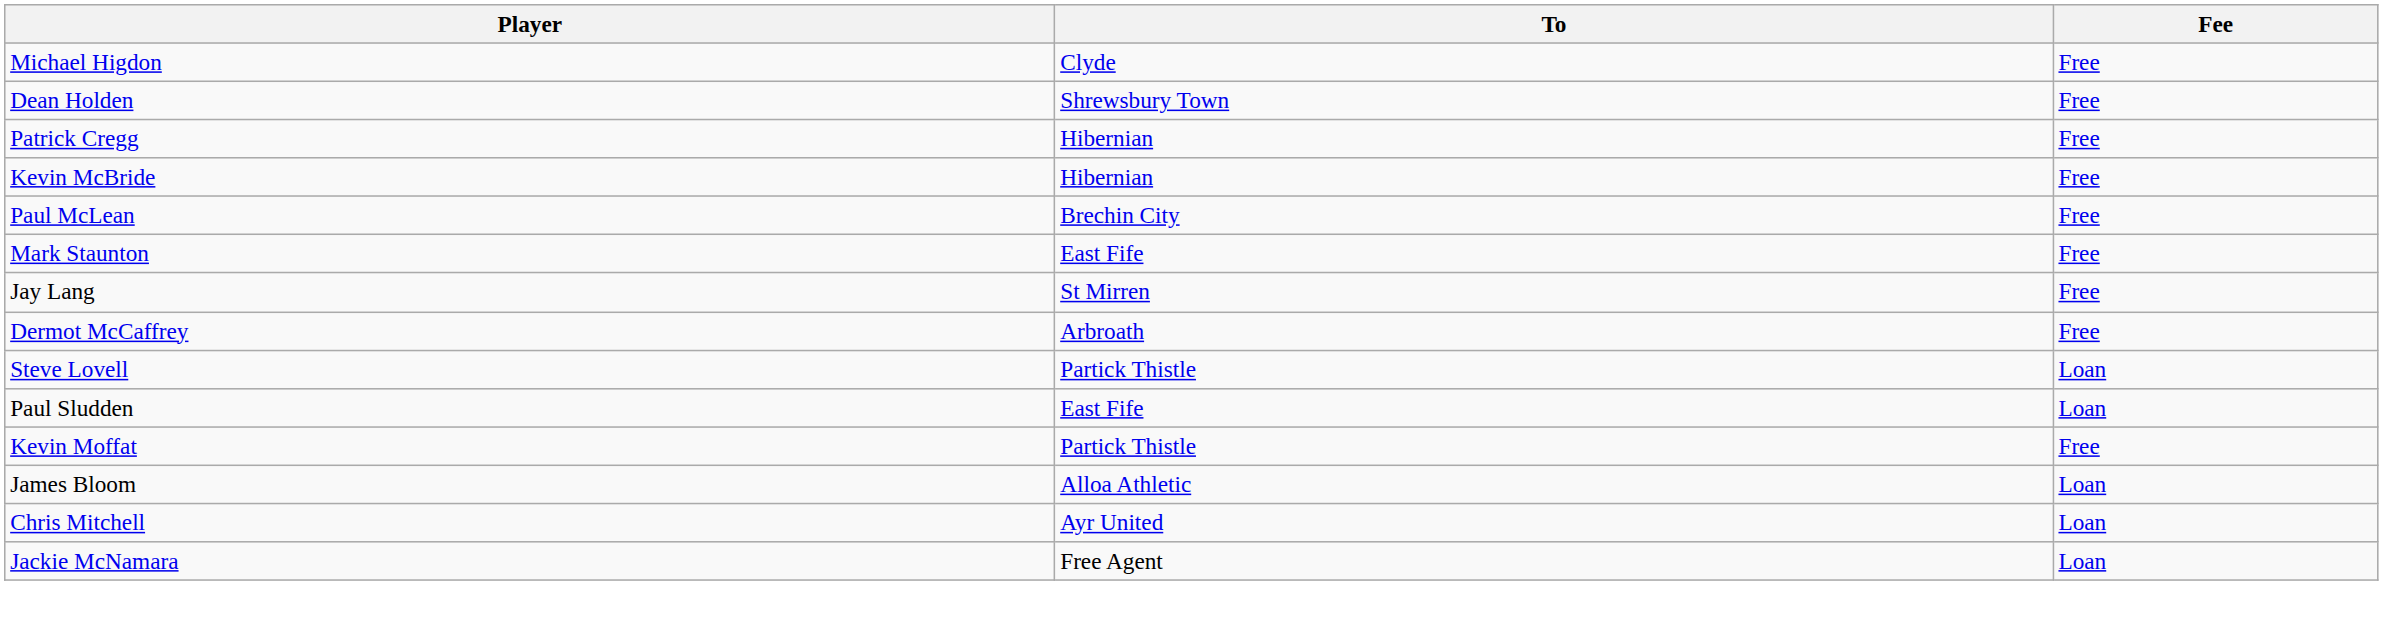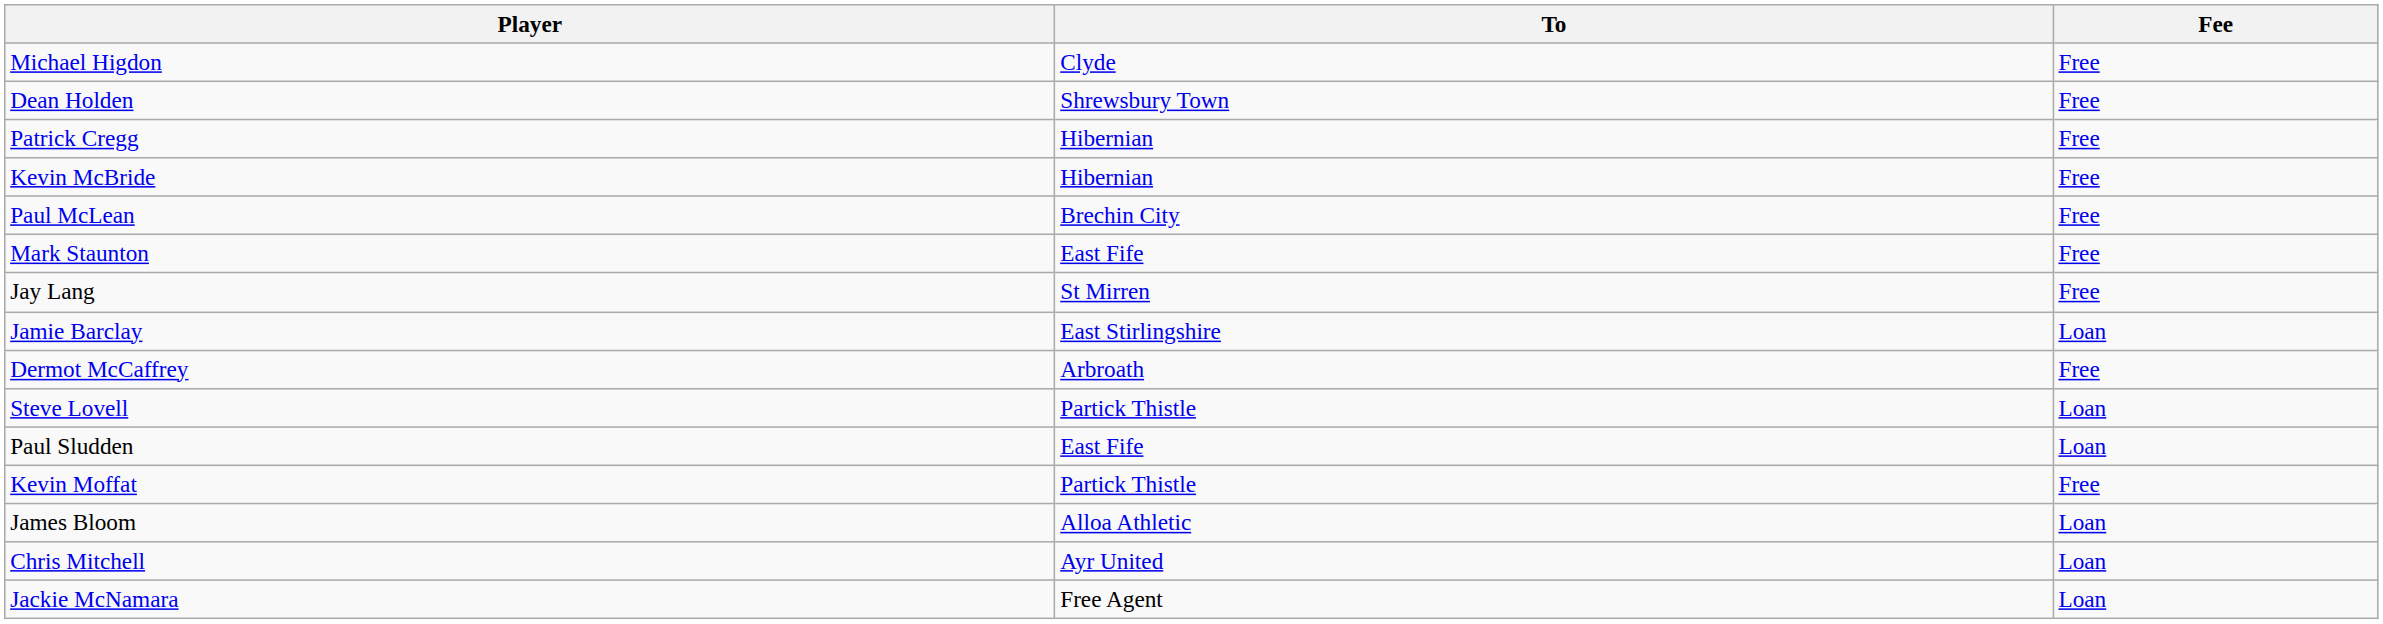+ row: (76, 330)
